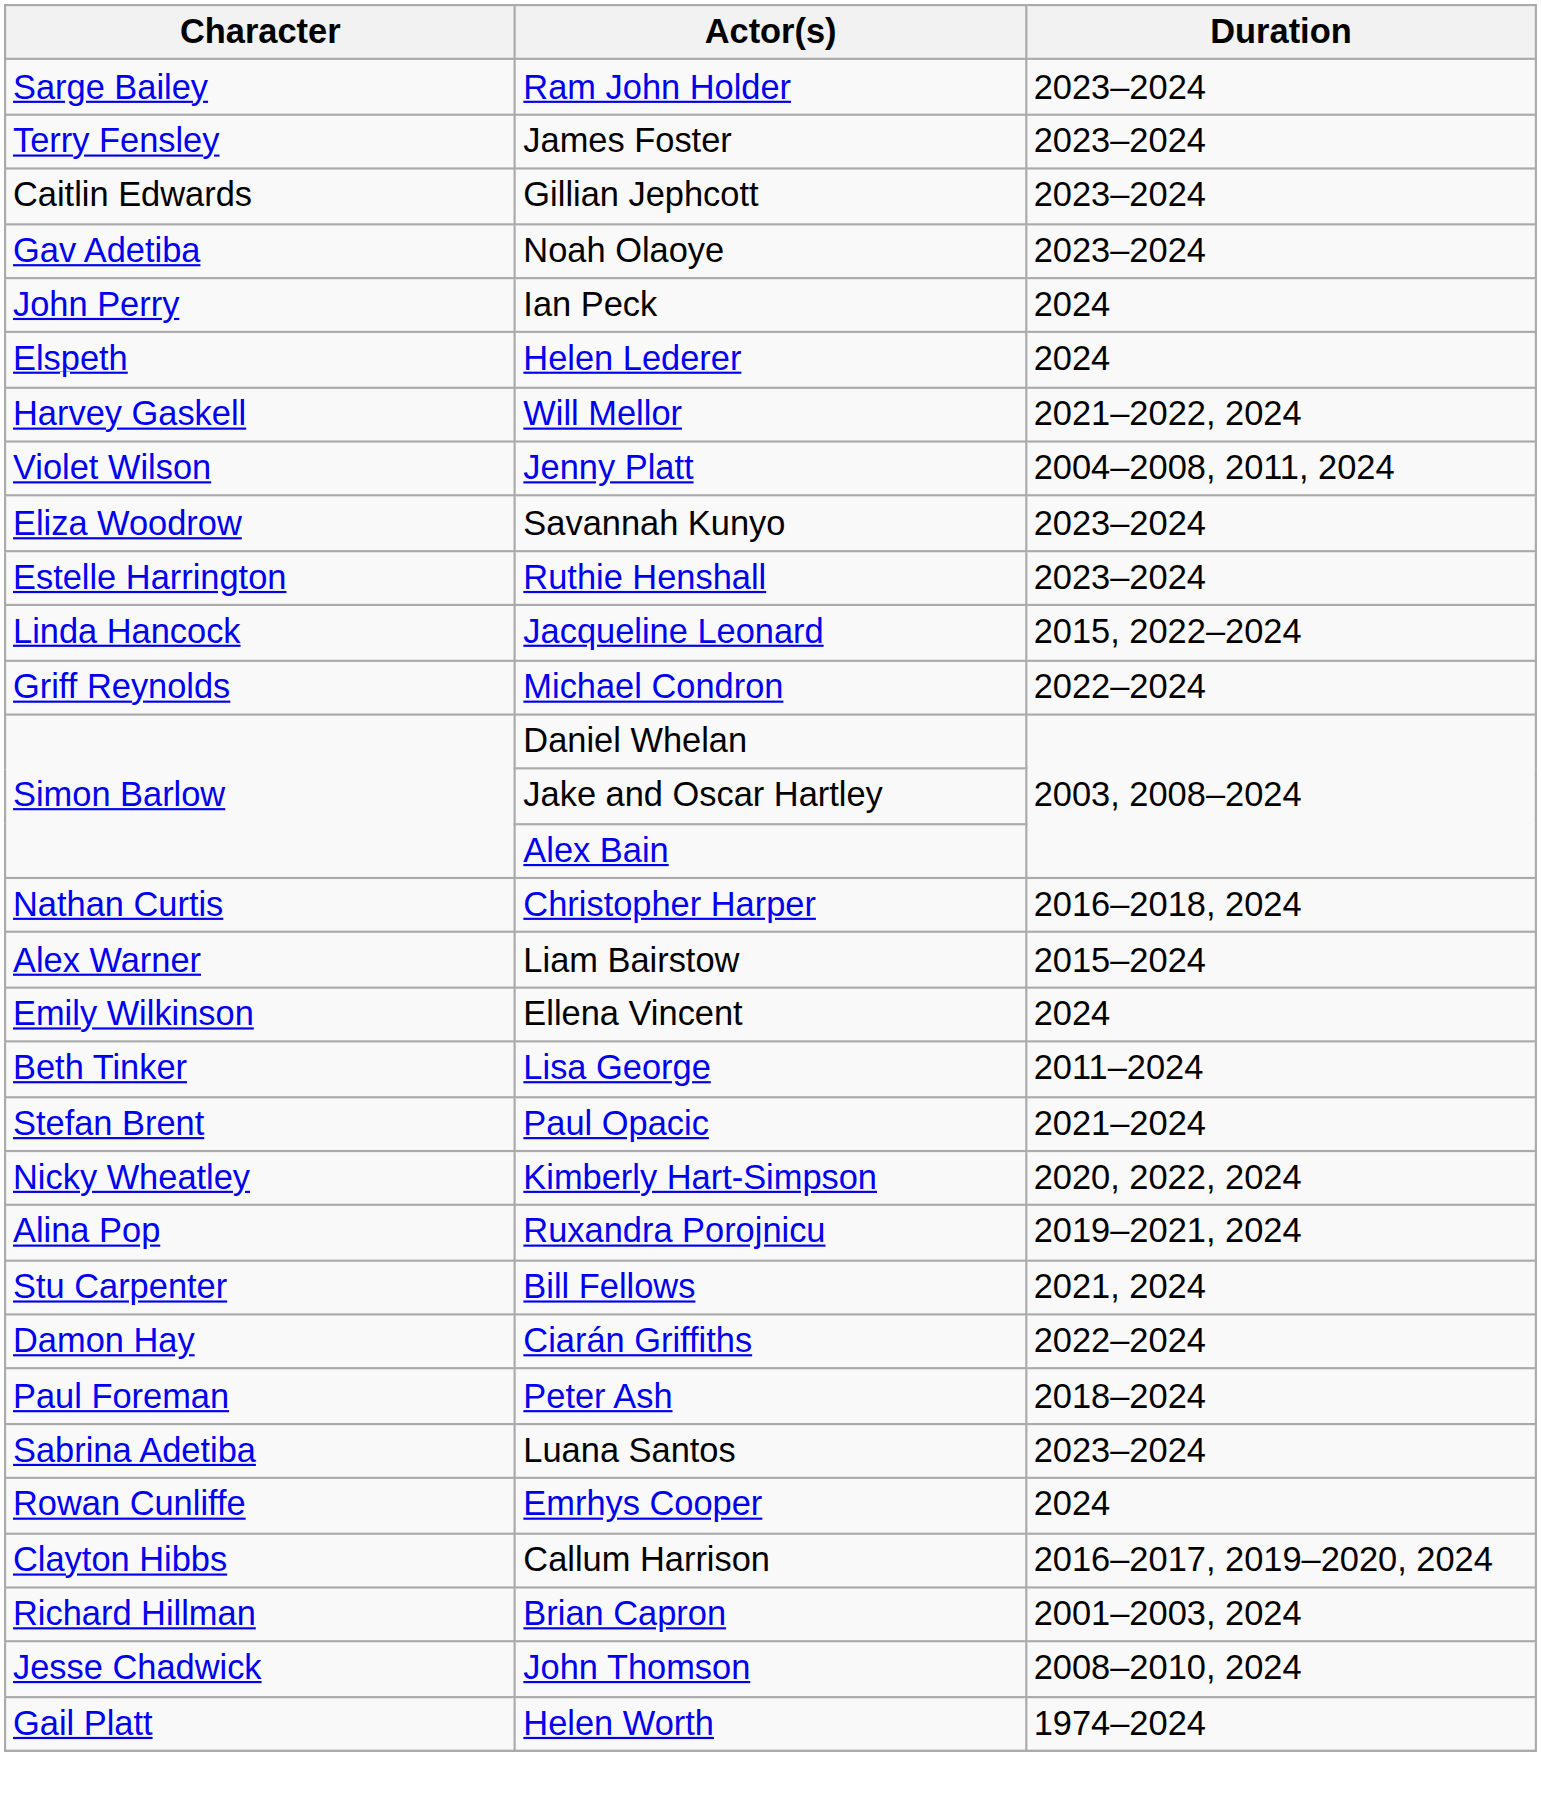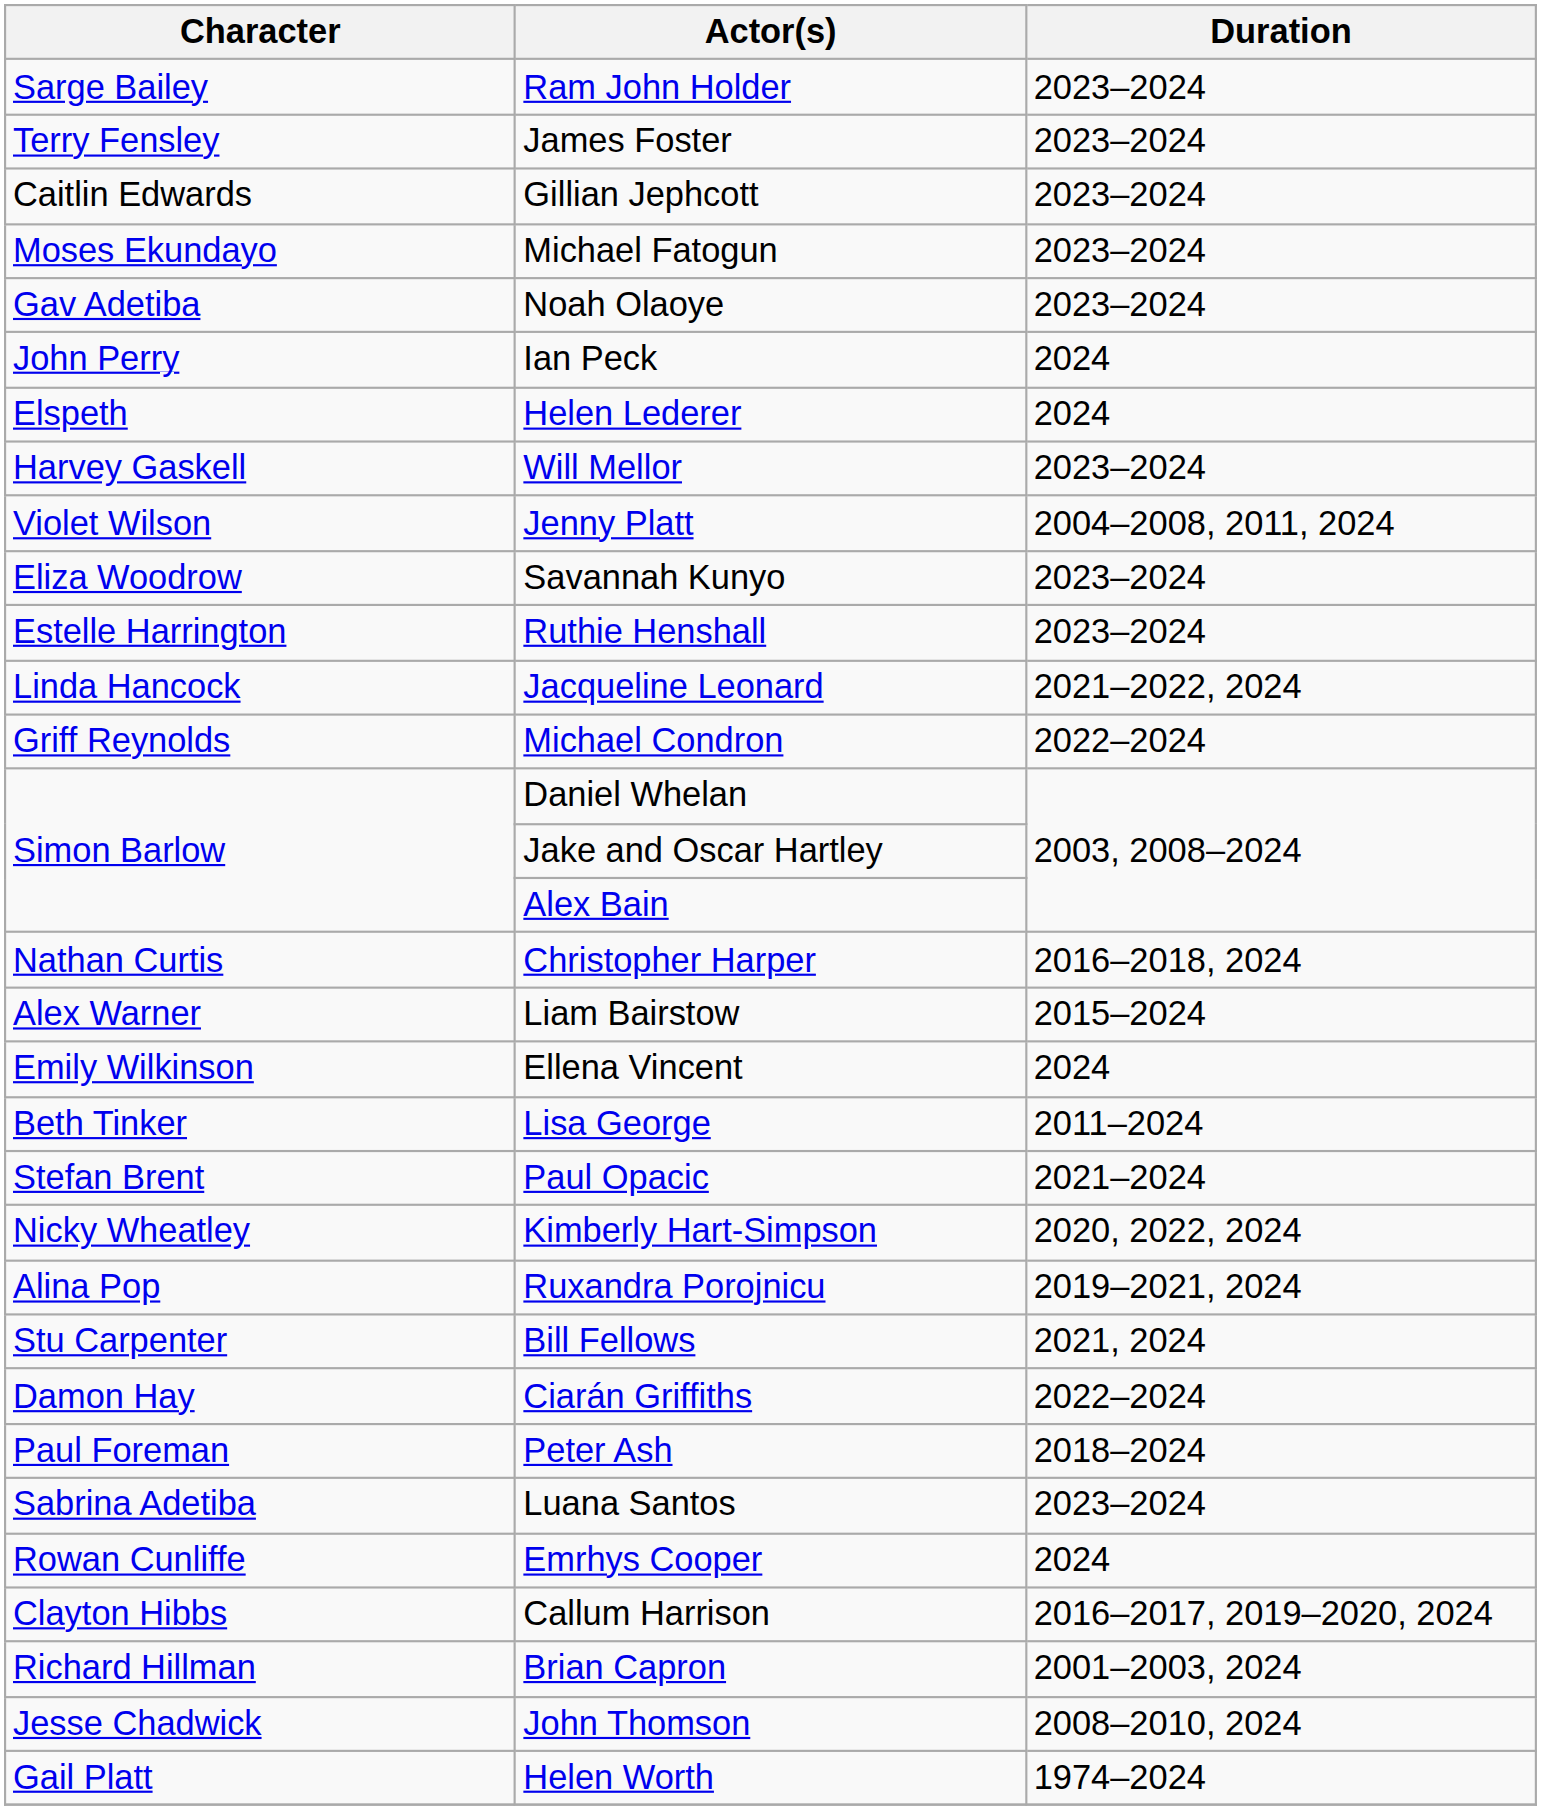+ row: (651, 250)
(1168, 413) 2021–2022, 2024 -> (1120, 468) 2023–2024
(1168, 631) 2015, 2022–2024 -> (1168, 686) 2021–2022, 2024
